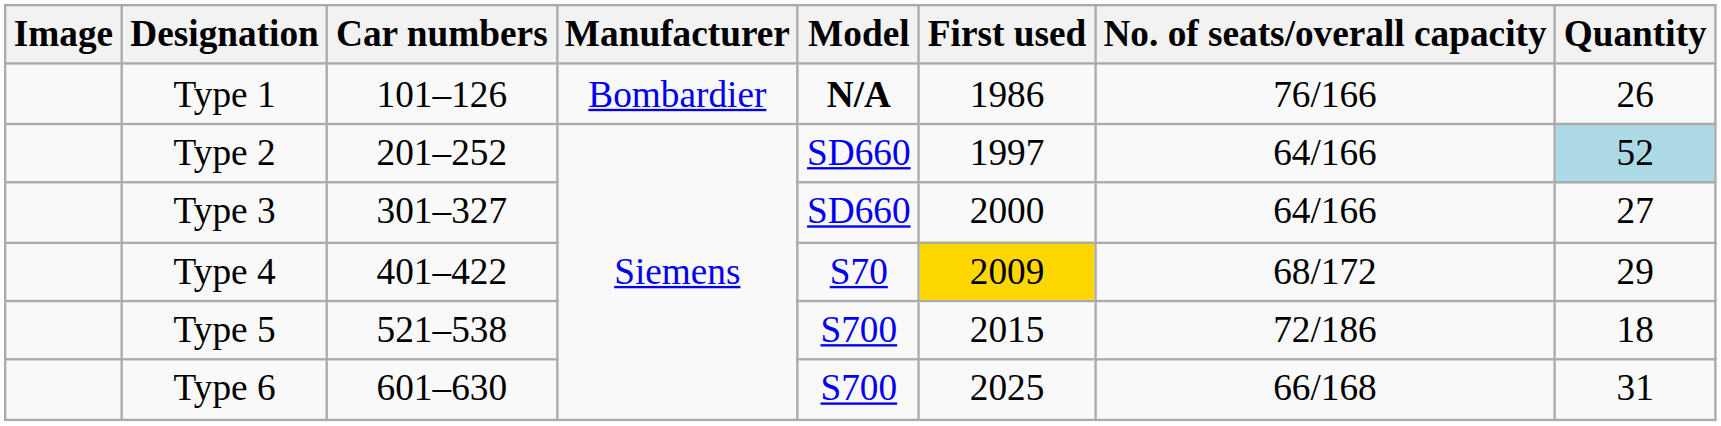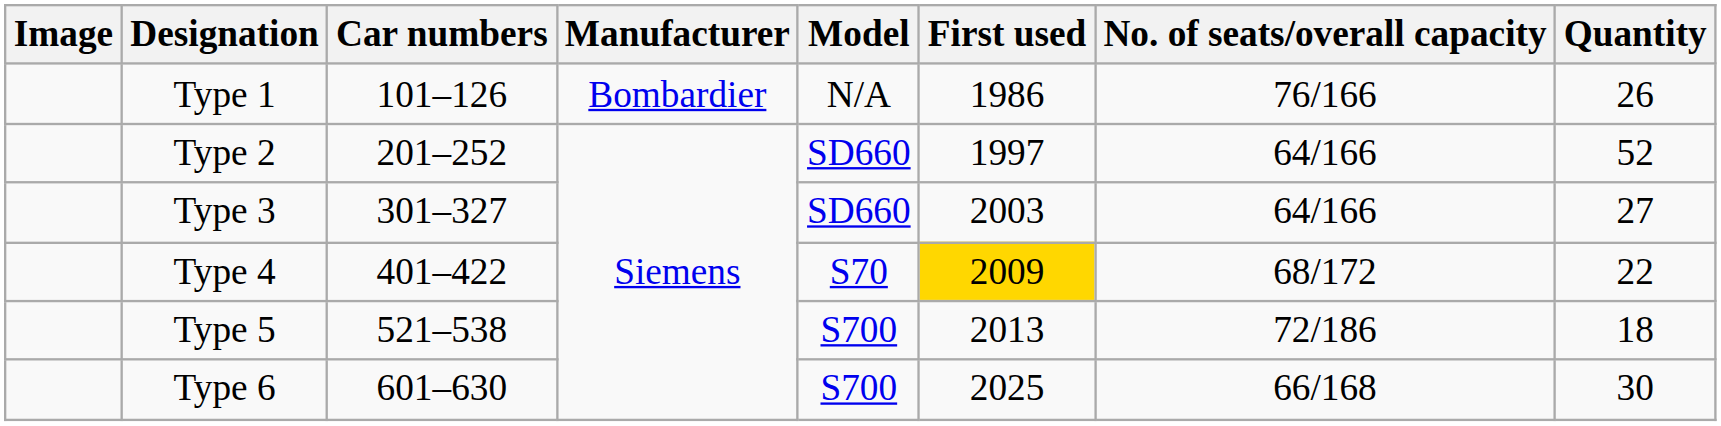(859, 93) bold -> (859, 93) normal
(1635, 152) lightblue background -> (1635, 152) no background
(1007, 211) 2000 -> (1007, 211) 2003
(1635, 270) 29 -> (1635, 270) 22
(1007, 329) 2015 -> (1007, 329) 2013
(1635, 388) 31 -> (1635, 388) 30
